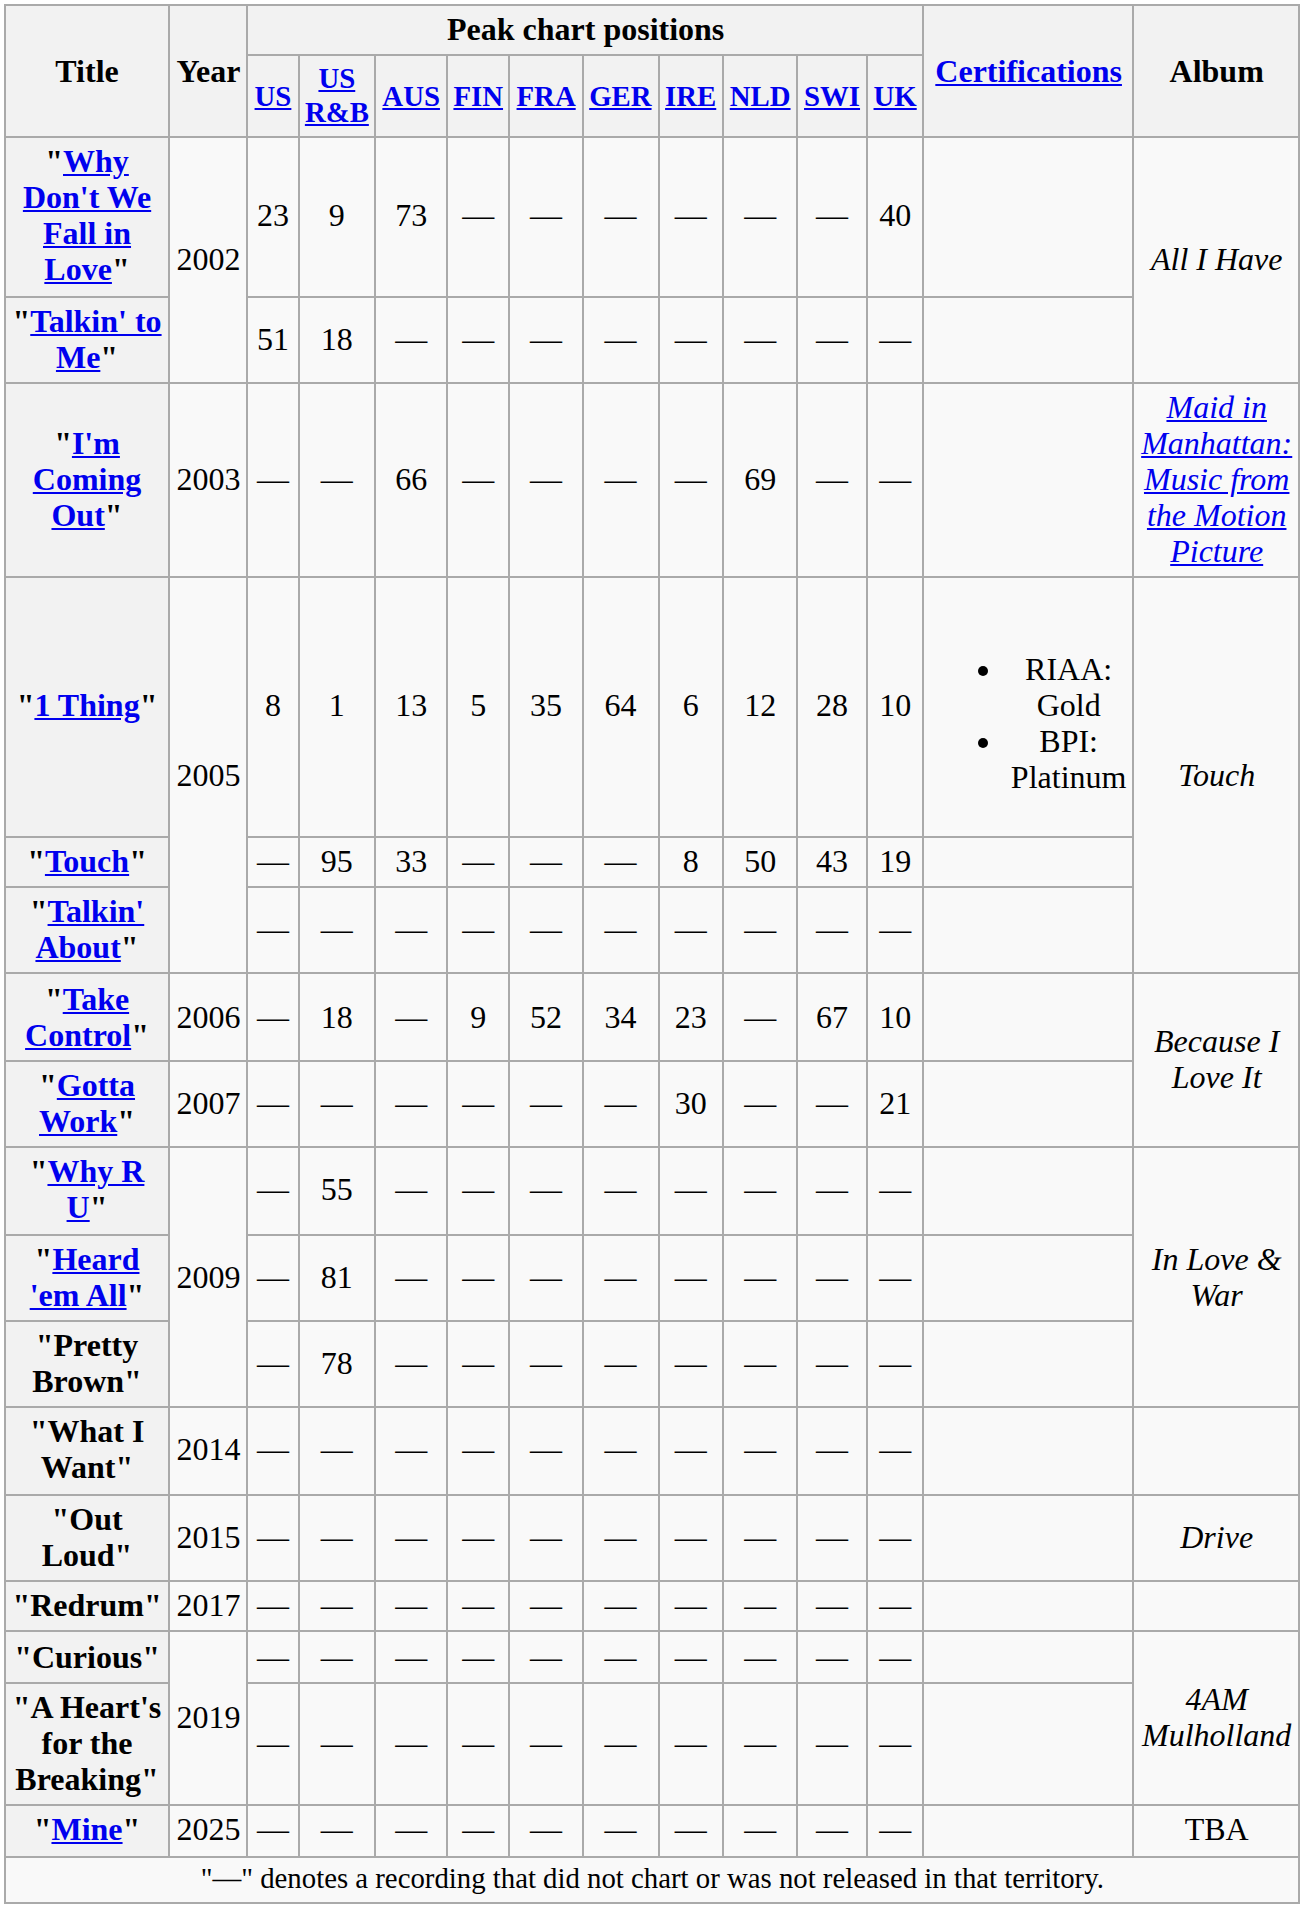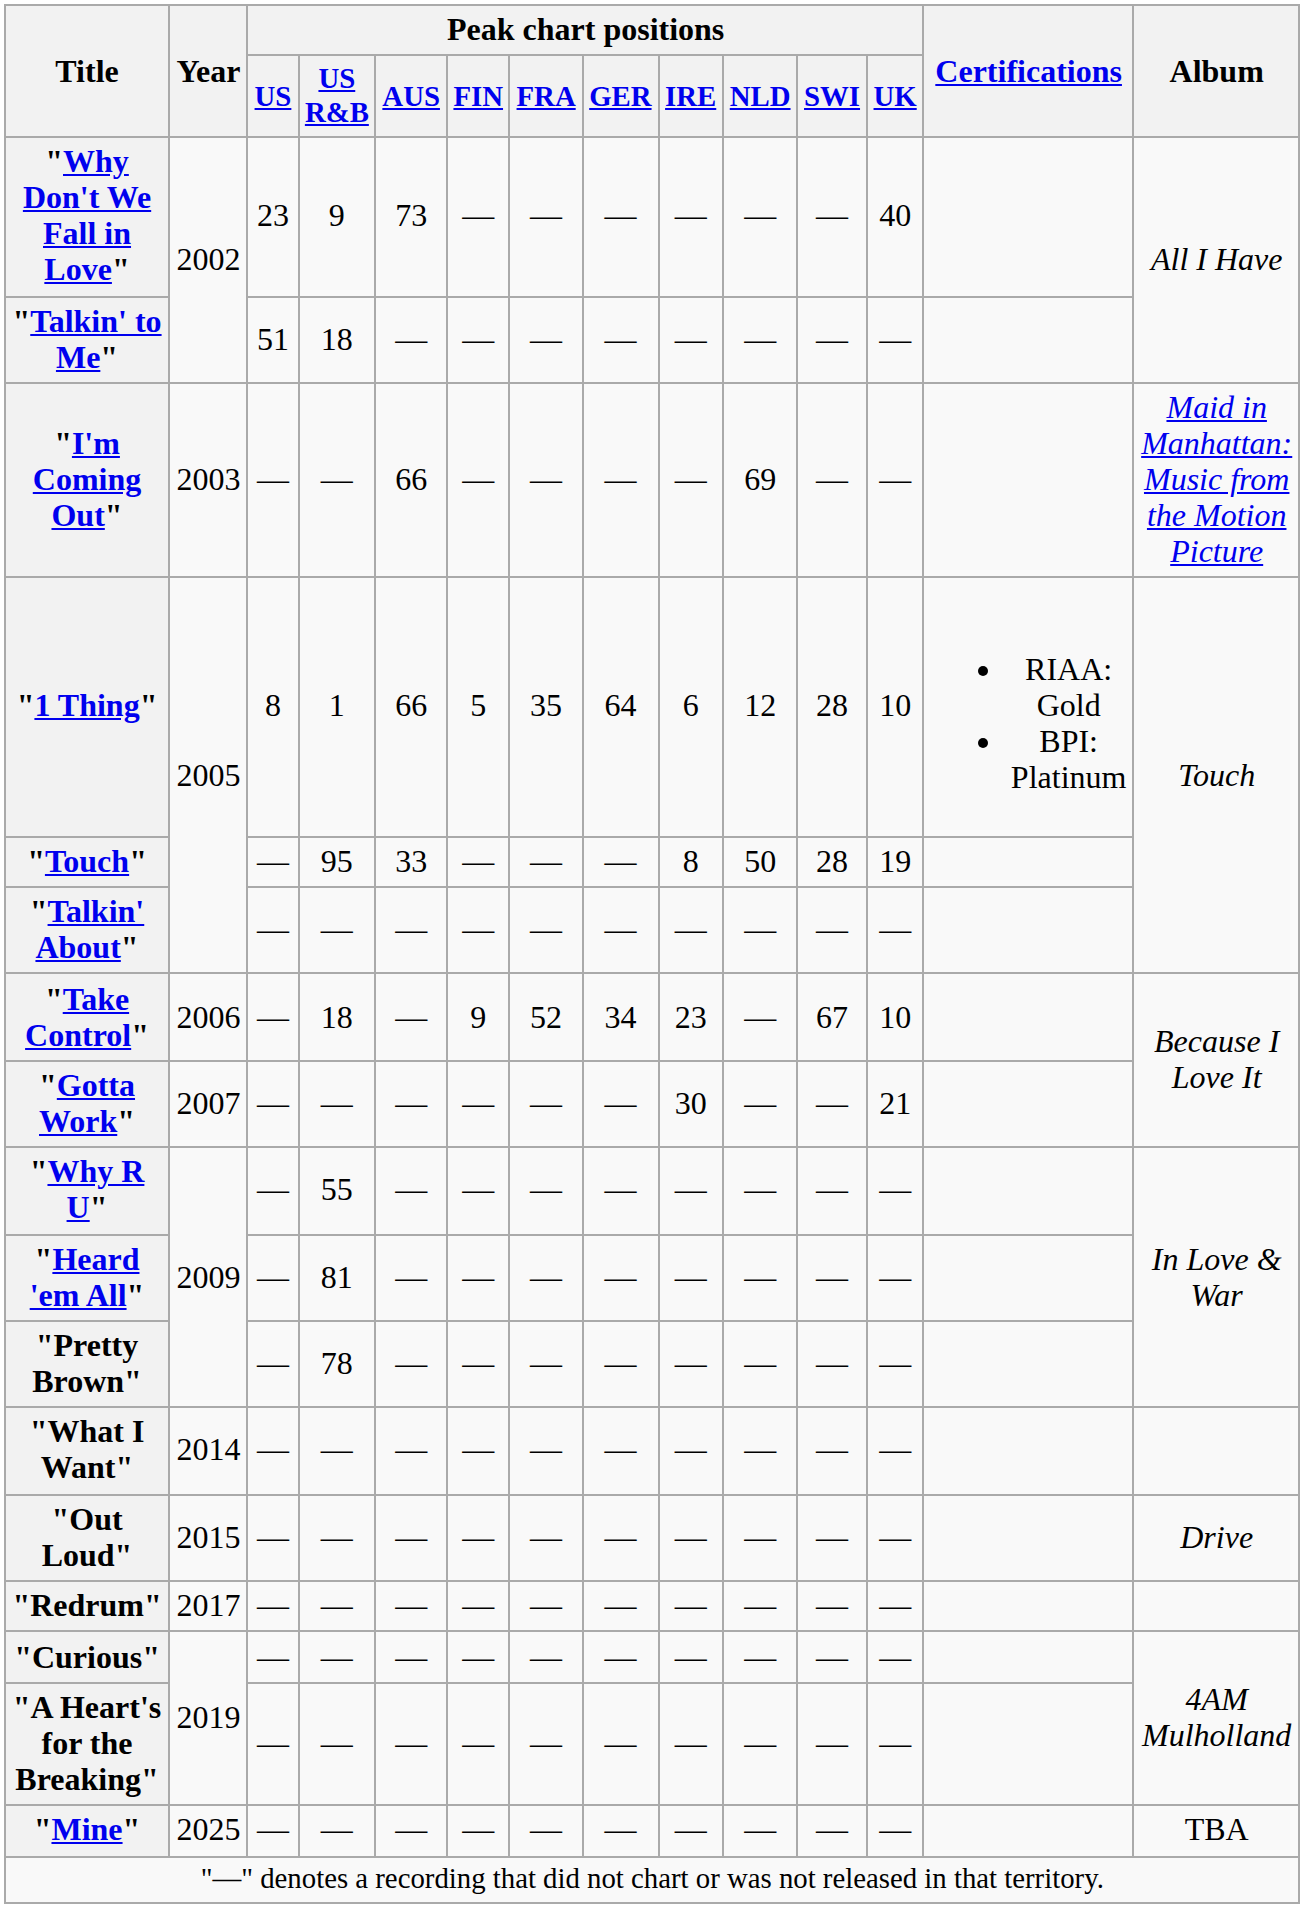(411, 706) 13 -> (411, 706) 66
(832, 861) 43 -> (832, 861) 28
